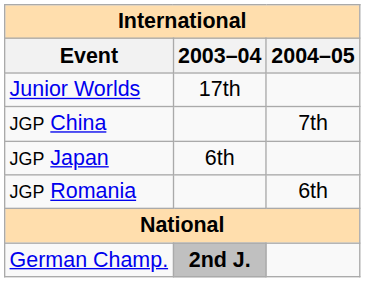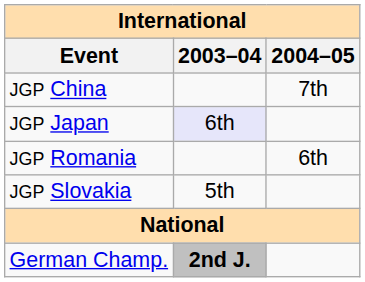- row: (75, 89)
(220, 157) no background -> (220, 123) lavender background
+ row: (70, 191)
